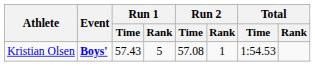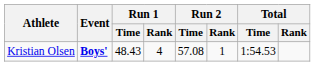(128, 51) 57.43 -> (128, 51) 48.43
(159, 51) 5 -> (159, 51) 4
